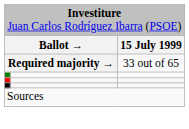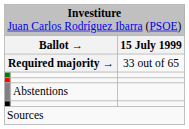+ row: (7, 92)
